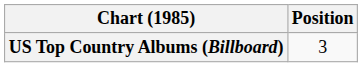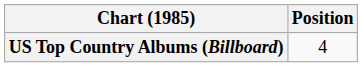(323, 47) 3 -> (323, 47) 4
